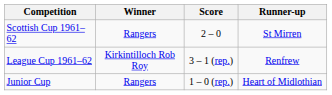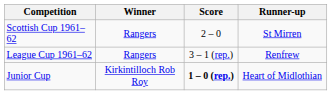(140, 60) Kirkintilloch Rob Roy -> (140, 54) Rangers
(140, 81) Rangers -> (140, 76) Kirkintilloch Rob Roy
(211, 81) normal -> (211, 76) bold
